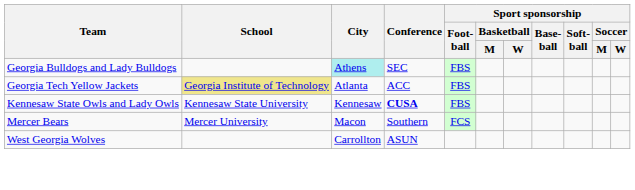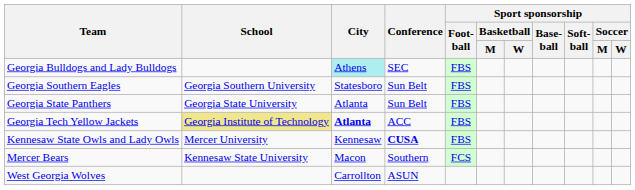+ row: (64, 85)
+ row: (59, 103)
(351, 85) normal -> (353, 121) bold
(246, 103) Kennesaw State University -> (226, 139) Mercer University
(226, 121) Mercer University -> (246, 157) Kennesaw State University
